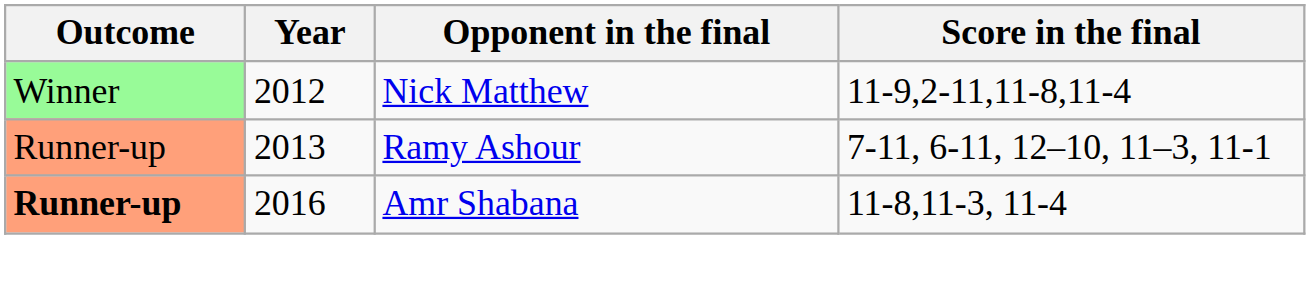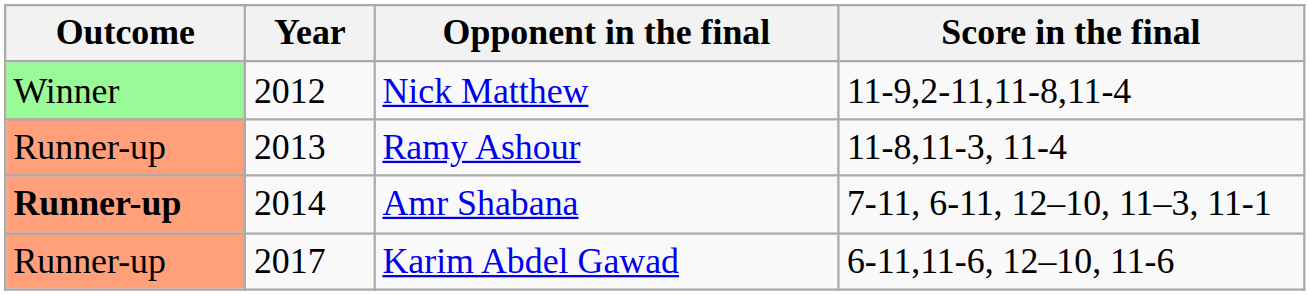(1059, 146) 7-11, 6-11, 12–10, 11–3, 11-1 -> (957, 146) 11-8,11-3, 11-4
(290, 203) 2016 -> (290, 203) 2014
(957, 203) 11-8,11-3, 11-4 -> (1059, 203) 7-11, 6-11, 12–10, 11–3, 11-1
+ row: (531, 260)
